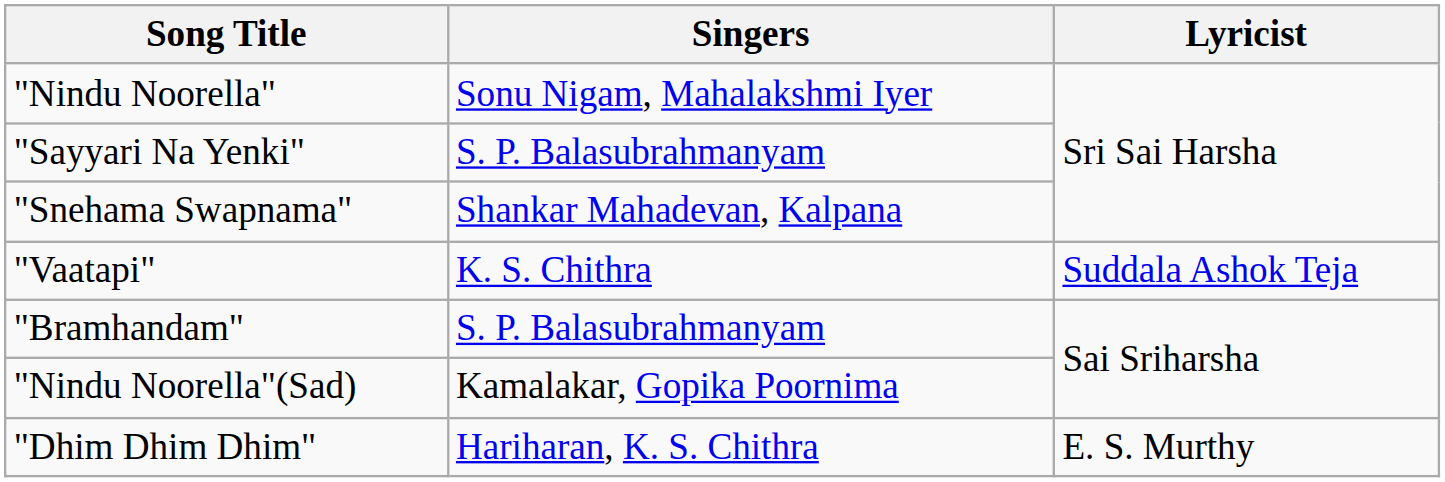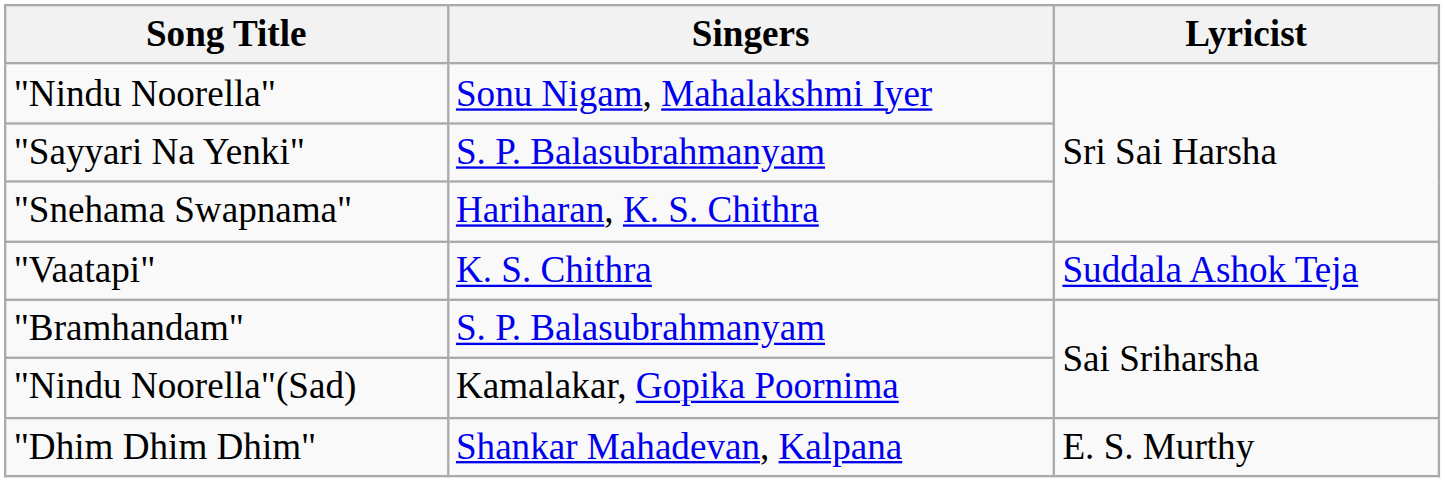(679, 210) Shankar Mahadevan, Kalpana -> (637, 210) Hariharan, K. S. Chithra
(637, 446) Hariharan, K. S. Chithra -> (679, 446) Shankar Mahadevan, Kalpana
